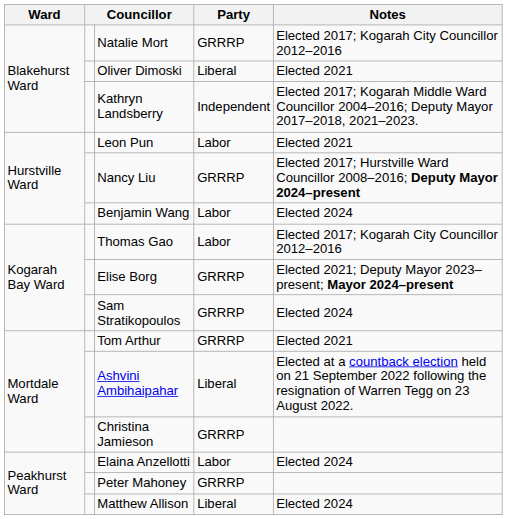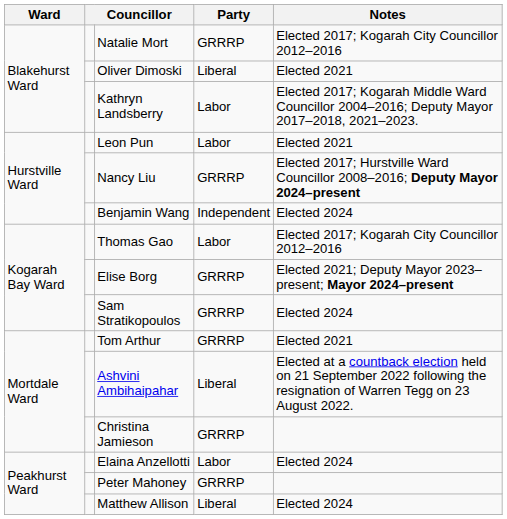(234, 106) Independent -> (214, 106) Labor
(214, 213) Labor -> (234, 213) Independent
